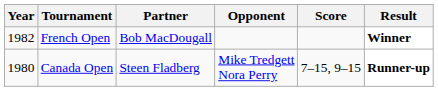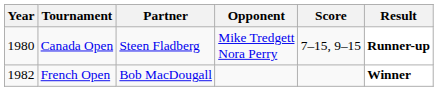rows swapped: (77, 68) <-> (75, 38)
